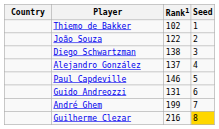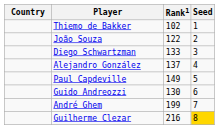(173, 52) 138 -> (173, 52) 133
(173, 79) 146 -> (173, 79) 149
(173, 92) 131 -> (173, 92) 130
